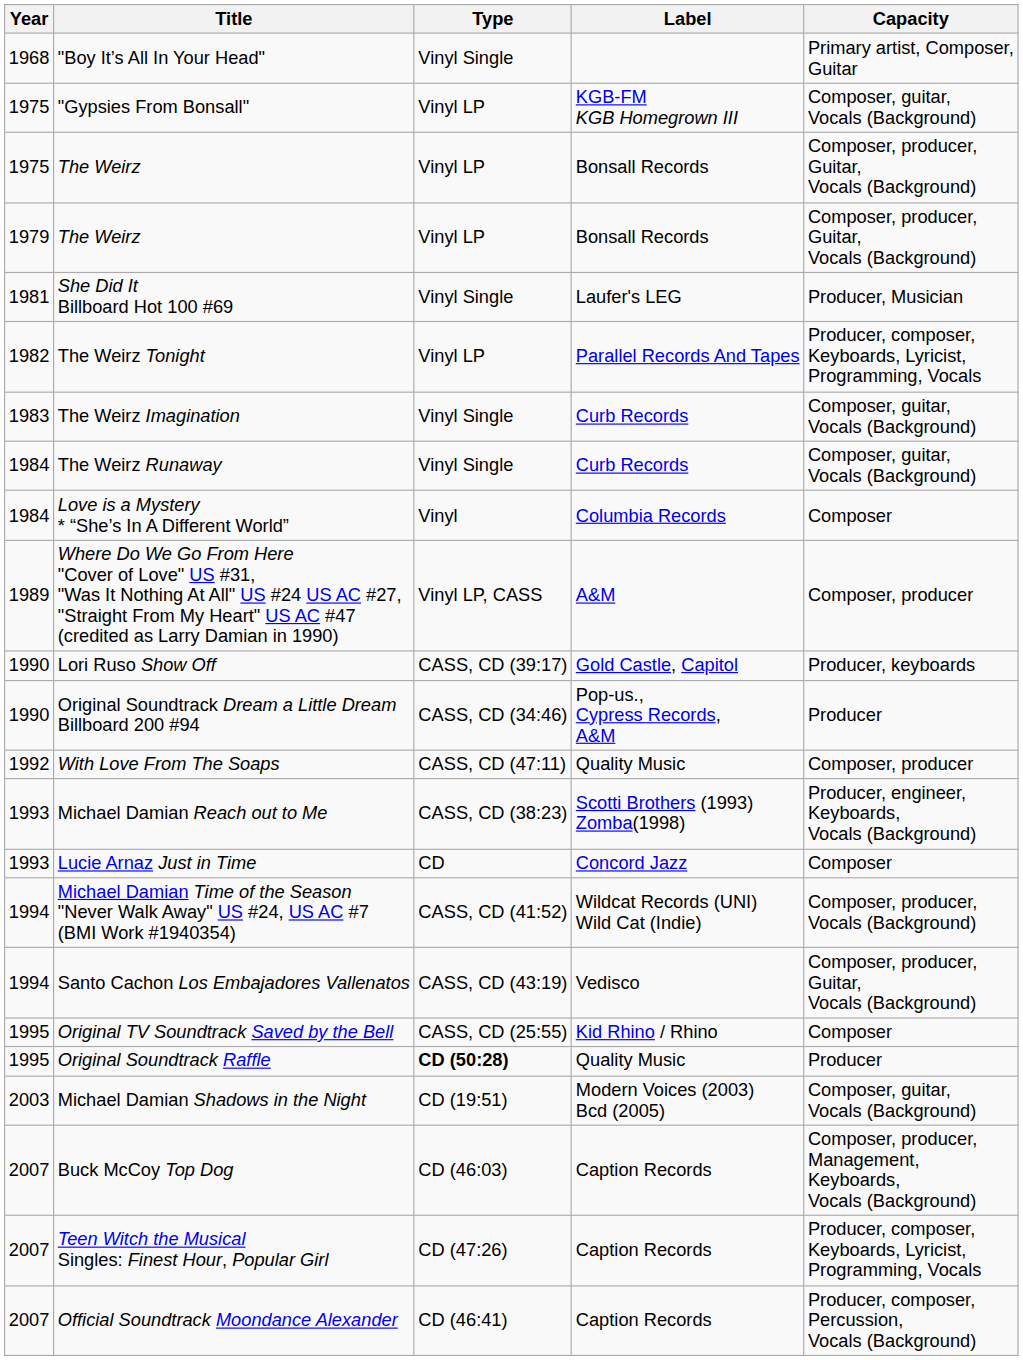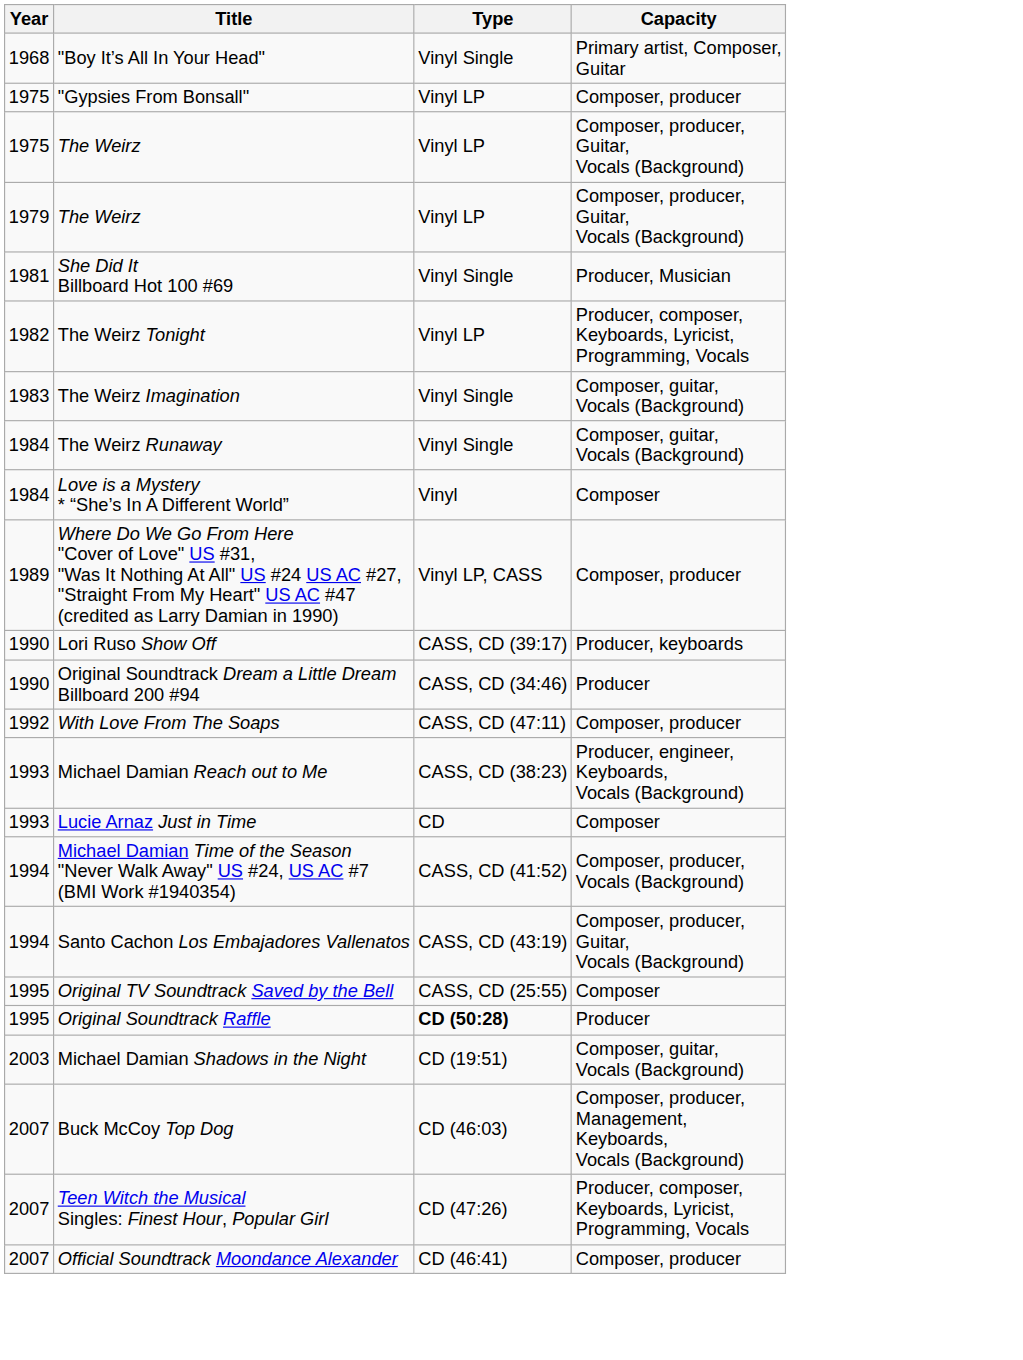- column: (688, 18)
(892, 107) Composer, guitar, Vocals (Background) -> (658, 97) Composer, producer
(892, 1320) Producer, composer, Percussion, Vocals (Background) -> (658, 1258) Composer, producer
